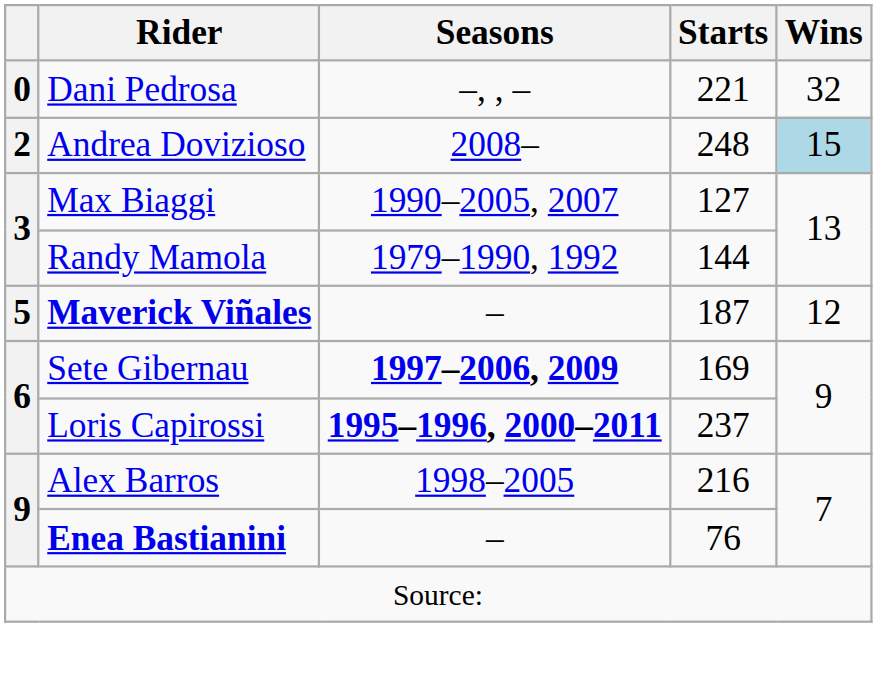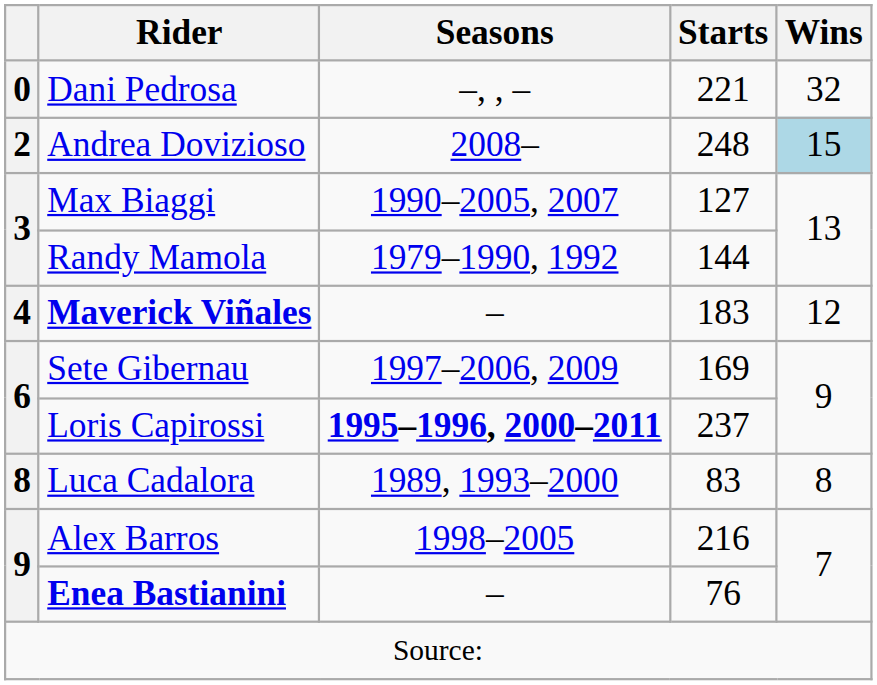(22, 312) 5 -> (22, 312) 4
(723, 312) 187 -> (723, 312) 183
(495, 369) bold -> (495, 369) normal
+ row: (151, 481)
